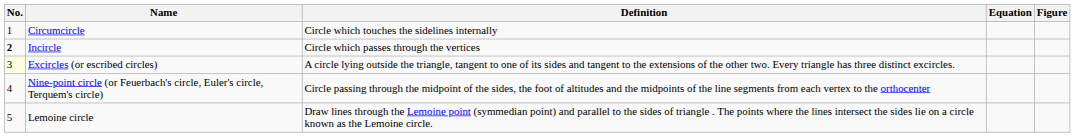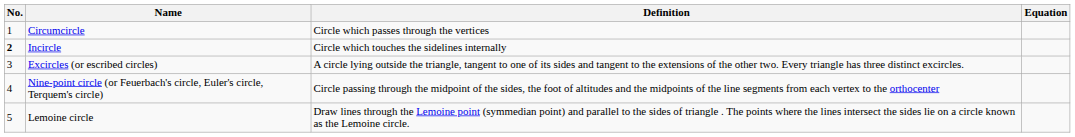- column: (1052, 13)
(401, 30) Circle which touches the sidelines internally -> (401, 30) Circle which passes through the vertices
(392, 47) Circle which passes through the vertices -> (410, 47) Circle which touches the sidelines internally
(10, 64) lightyellow background -> (10, 64) no background
